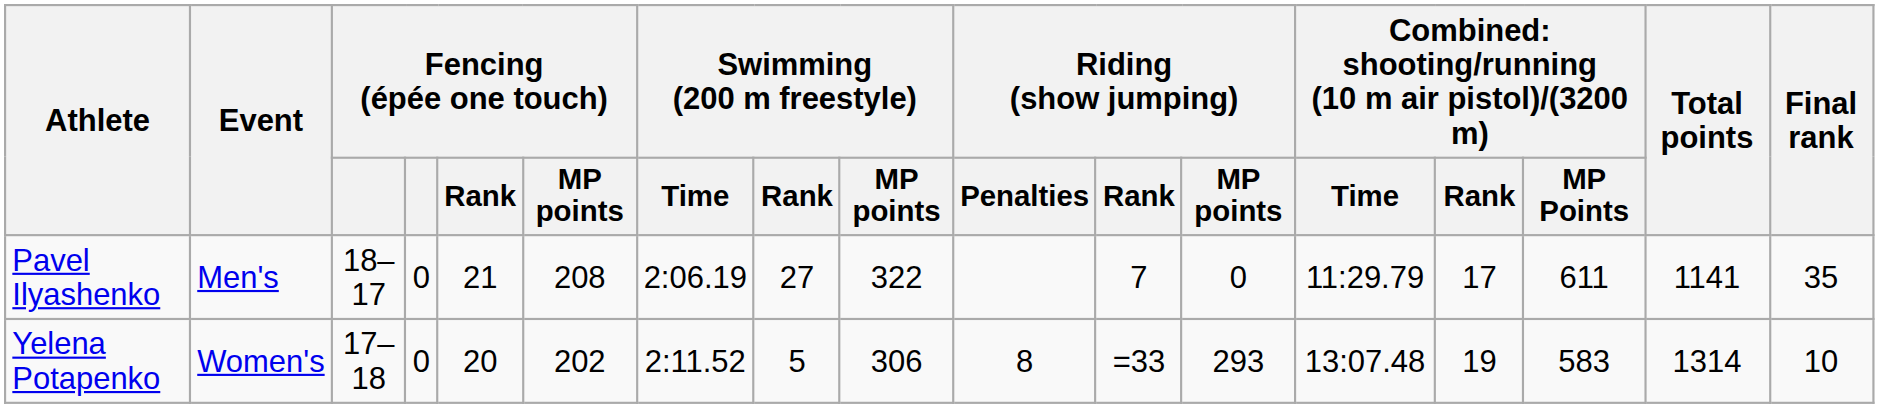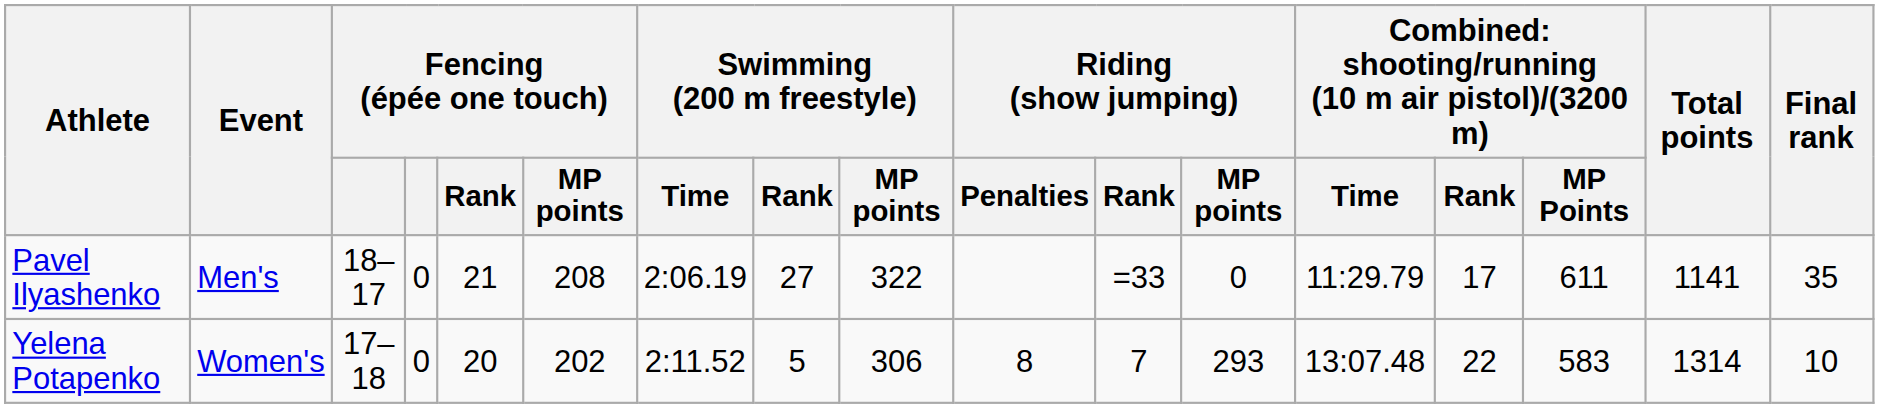(1139, 278) 7 -> (1139, 278) =33
(1139, 361) =33 -> (1139, 361) 7
(1479, 361) 19 -> (1479, 361) 22
